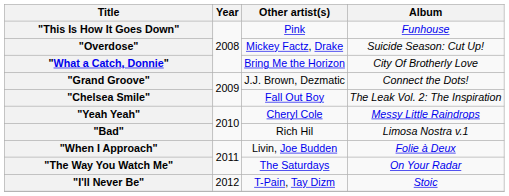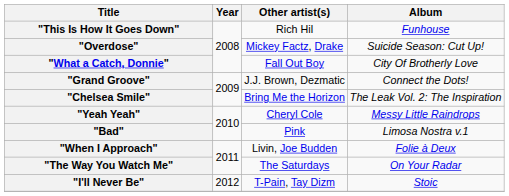(295, 30) Pink -> (295, 30) Rich Hil
(295, 64) Bring Me the Horizon -> (295, 64) Fall Out Boy
(295, 98) Fall Out Boy -> (295, 98) Bring Me the Horizon
(295, 132) Rich Hil -> (295, 132) Pink
